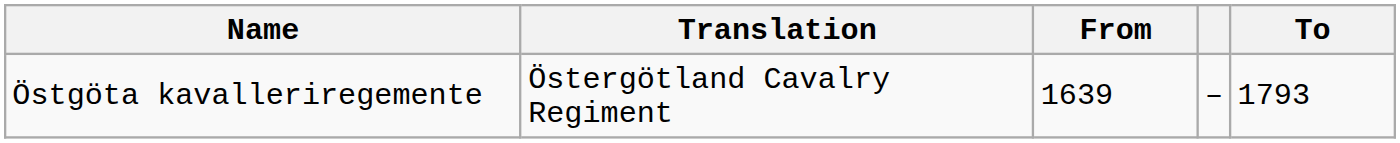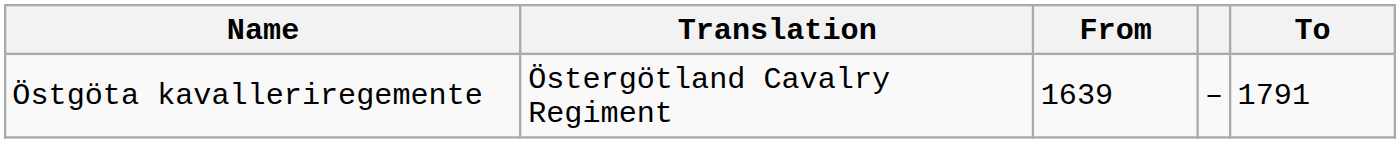(1274, 96) 1793 -> (1274, 96) 1791
